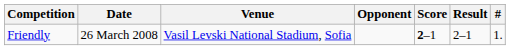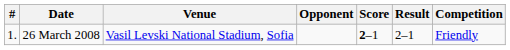columns swapped: (498, 14) <-> (41, 14)
